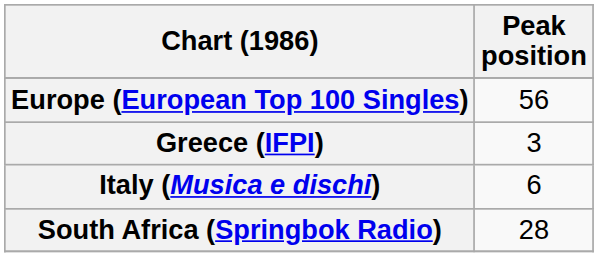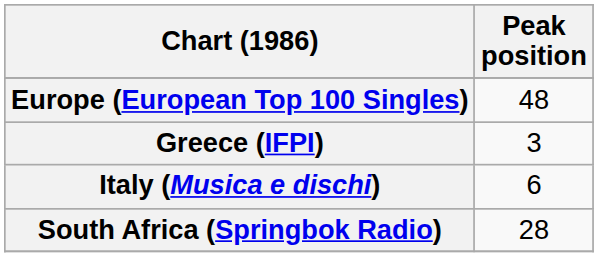(534, 99) 56 -> (534, 99) 48
